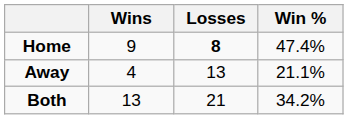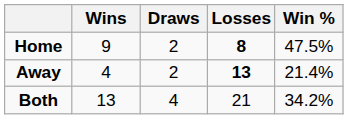+ column: (174, 19)
(300, 46) 47.4% -> (309, 46) 47.5%
(216, 73) normal -> (241, 73) bold
(300, 73) 21.1% -> (309, 73) 21.4%
